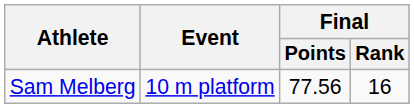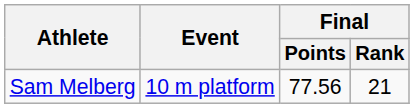(380, 87) 16 -> (380, 87) 21
